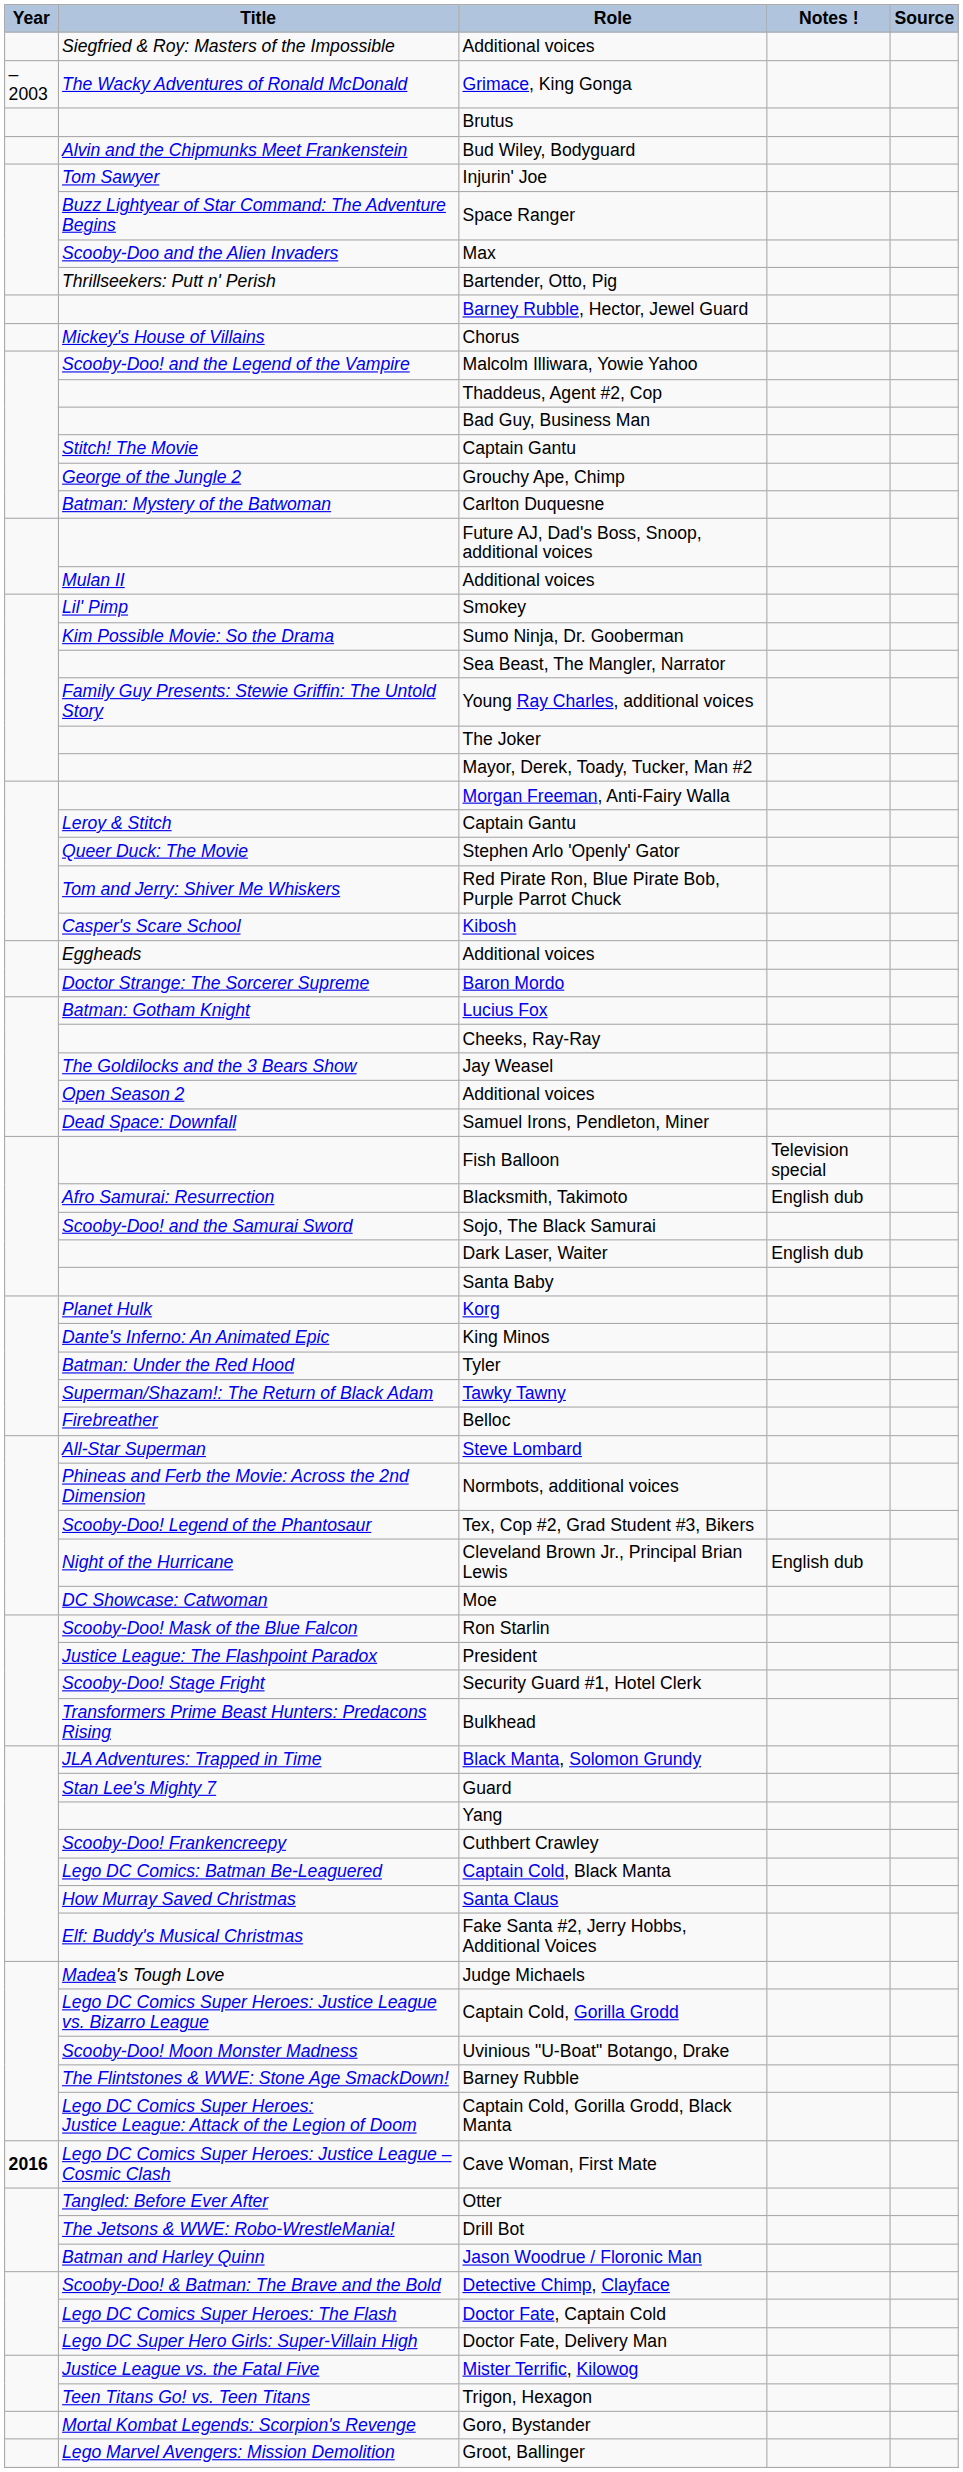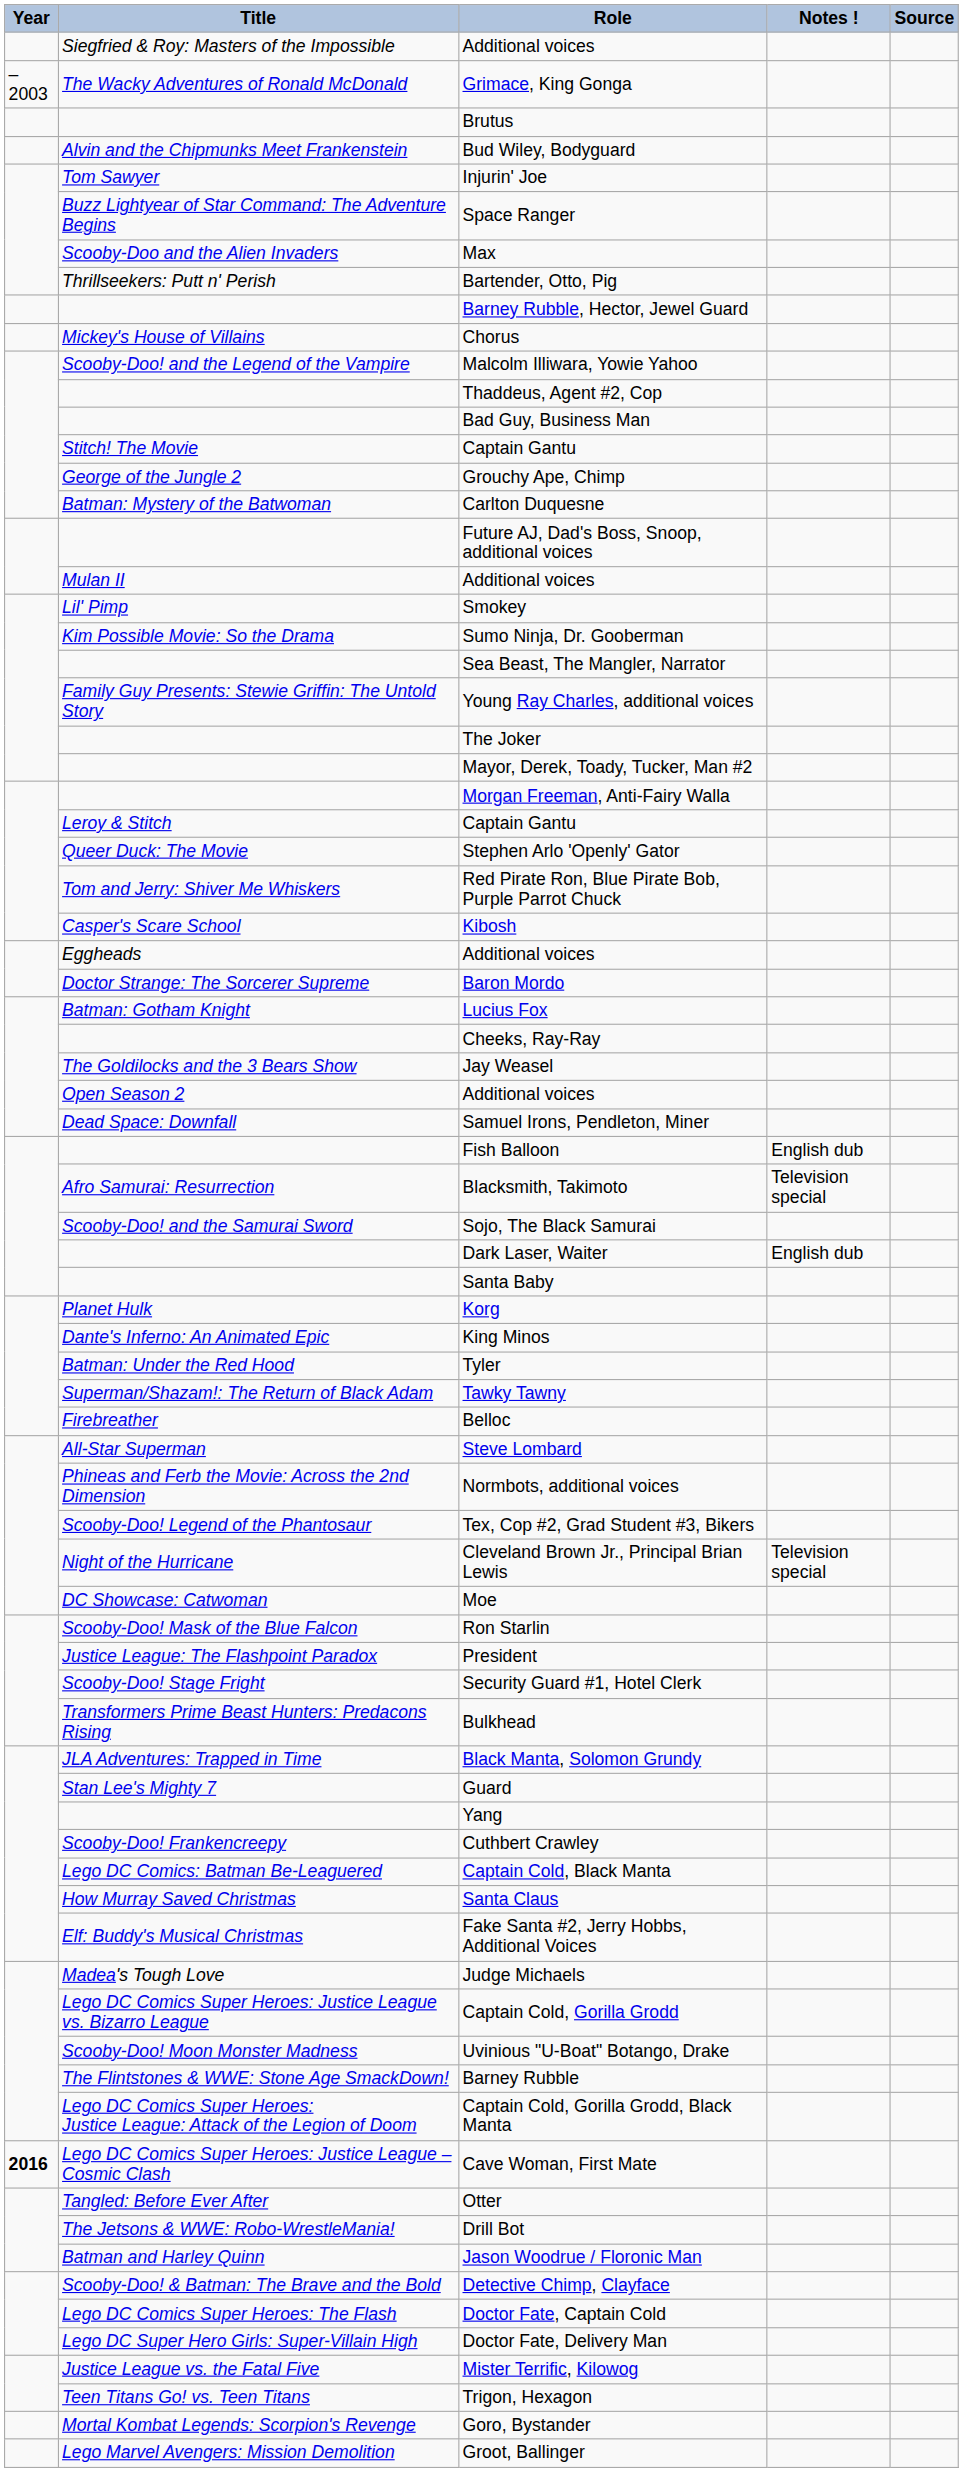(810, 1160) Television special -> (817, 1150) English dub
(817, 1197) English dub -> (810, 1188) Television special
(817, 1562) English dub -> (810, 1562) Television special
